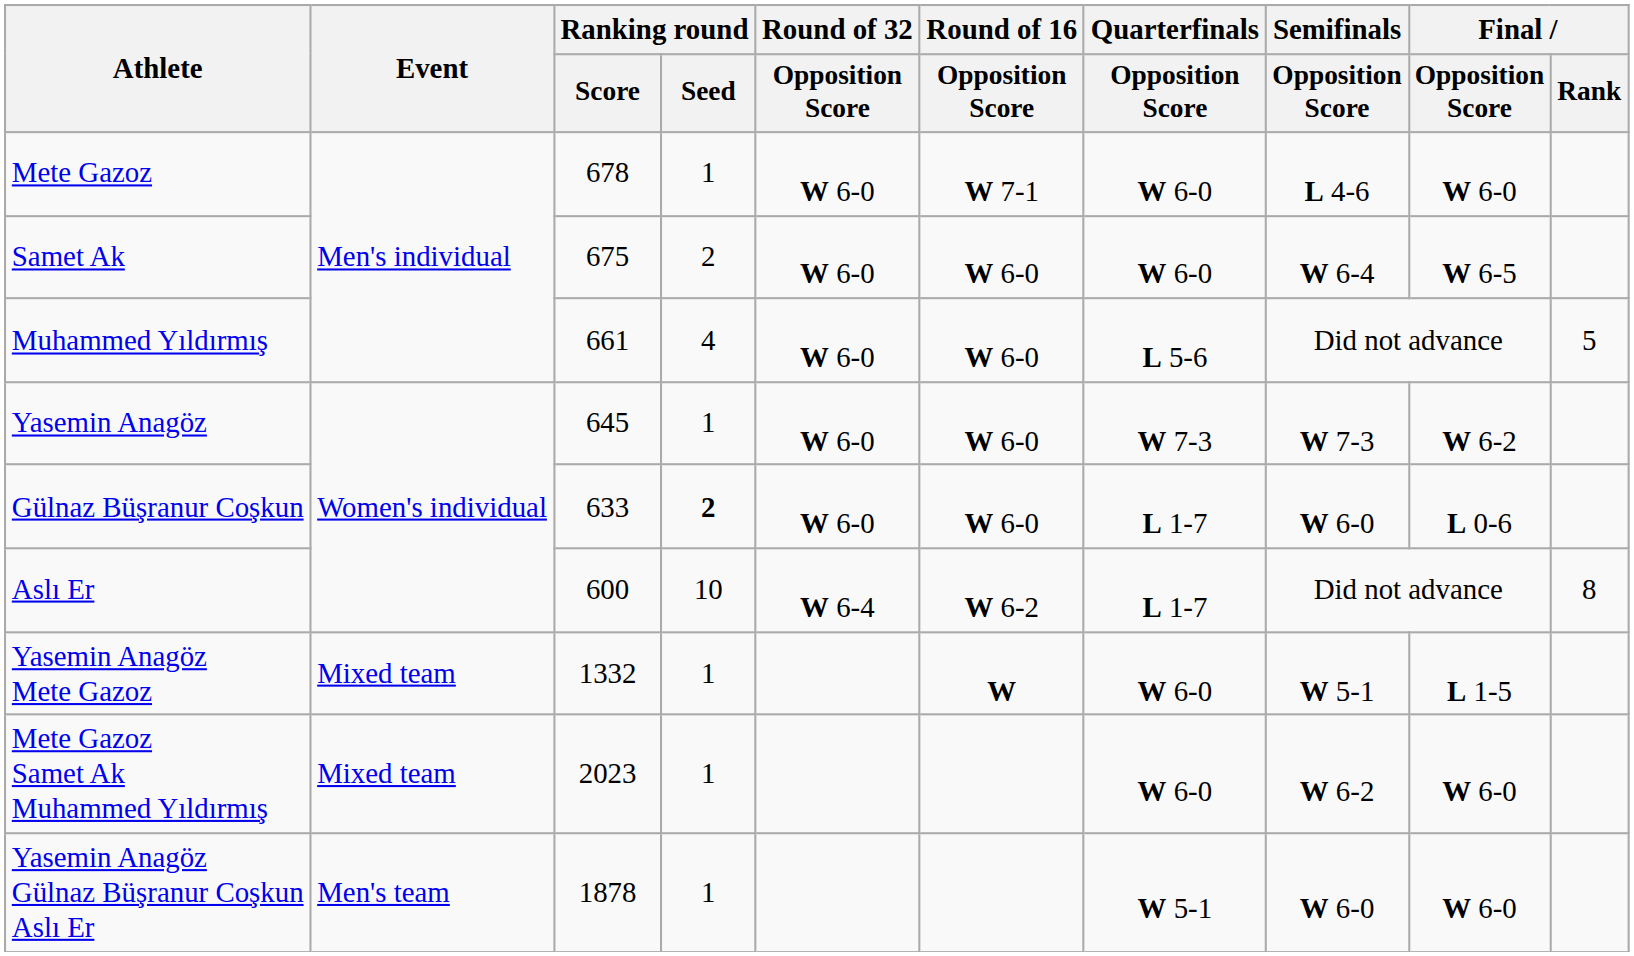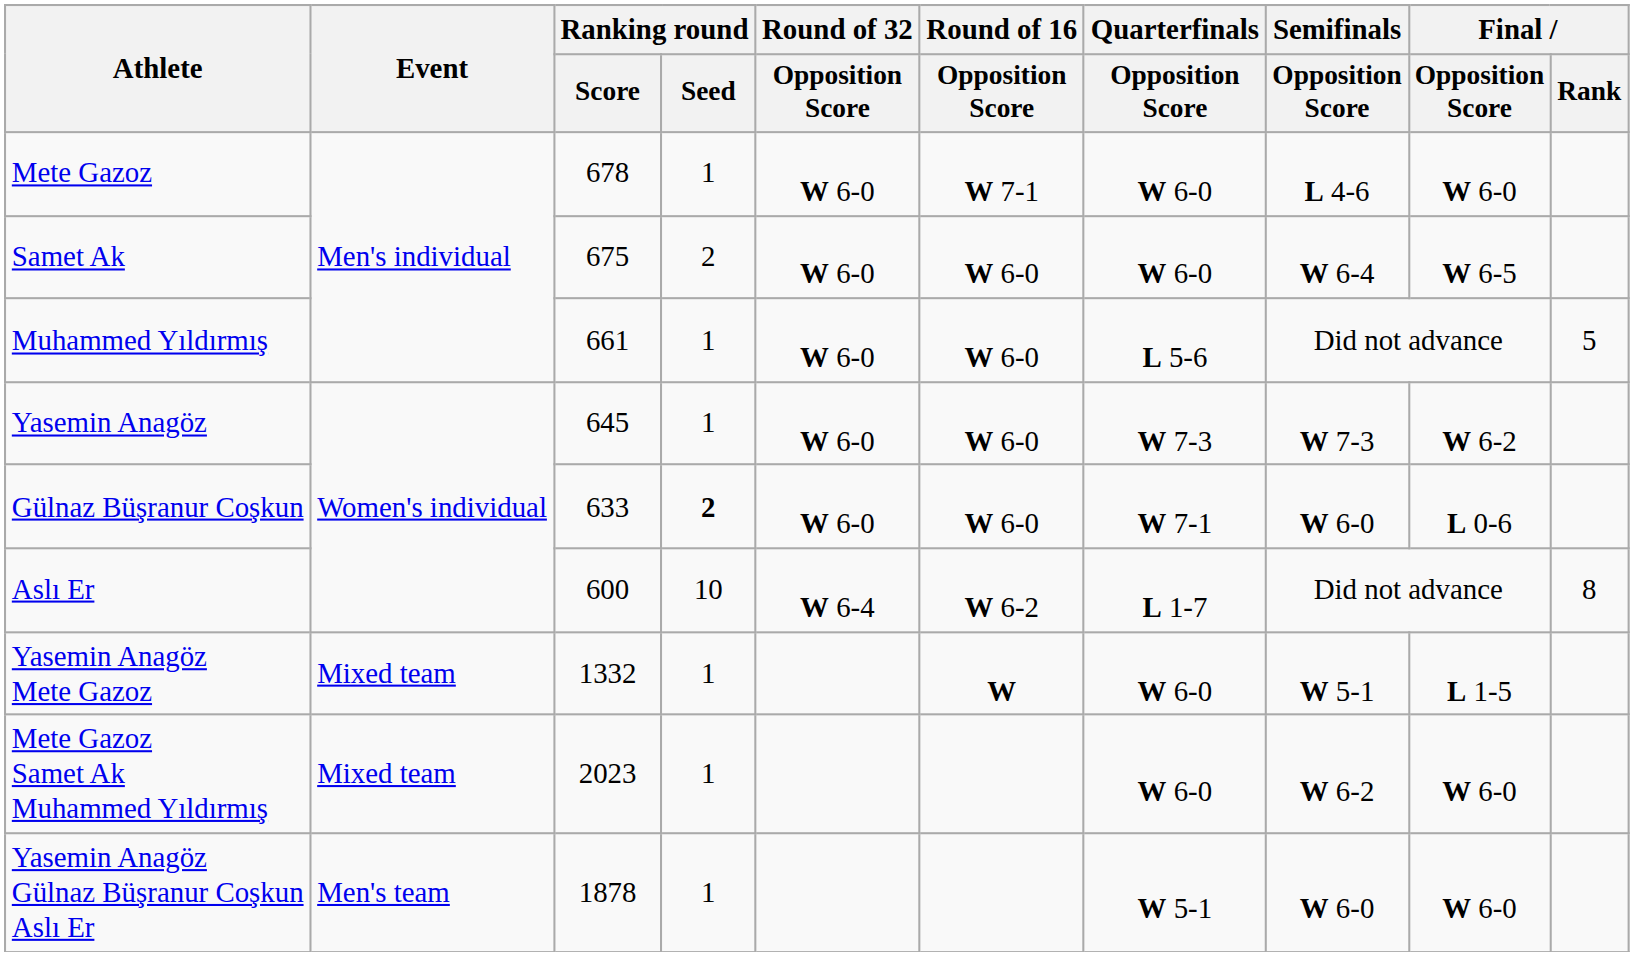(708, 339) 4 -> (708, 339) 1
(1175, 523) L 1-7 -> (1175, 523) W 7-1
